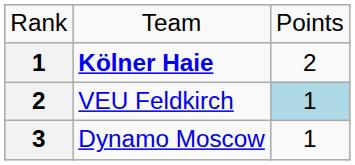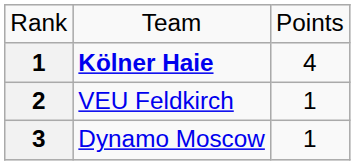(310, 62) 2 -> (310, 62) 4
(310, 100) lightblue background -> (310, 100) no background
